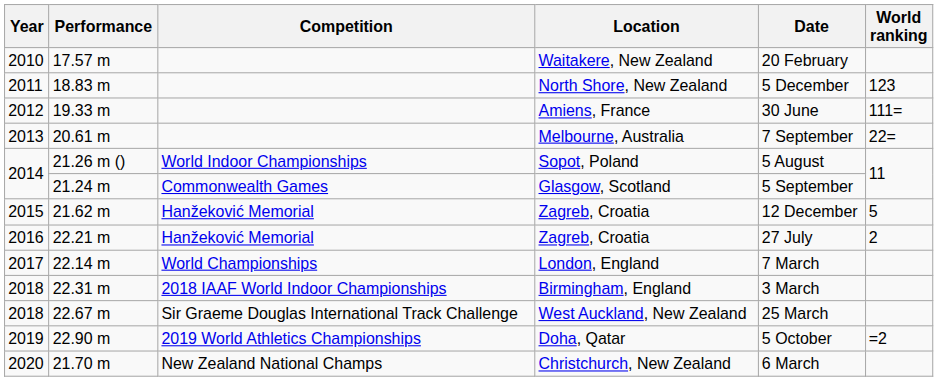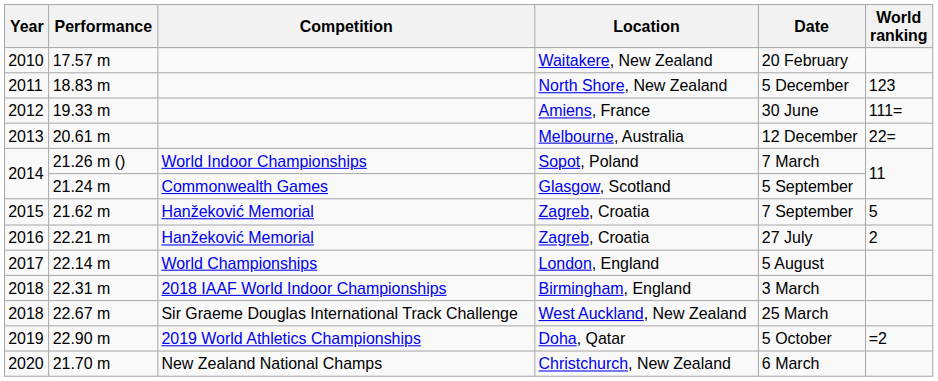(808, 136) 7 September -> (810, 136) 12 December
(793, 162) 5 August -> (791, 162) 7 March
(810, 212) 12 December -> (808, 212) 7 September
(791, 263) 7 March -> (793, 263) 5 August
